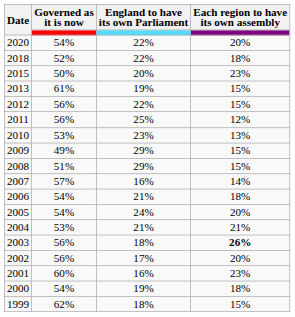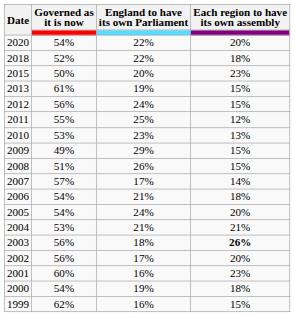(144, 104) 22% -> (144, 104) 24%
(64, 120) 56% -> (64, 120) 55%
(144, 166) 29% -> (144, 166) 26%
(144, 181) 16% -> (144, 181) 17%
(144, 304) 18% -> (144, 304) 16%
